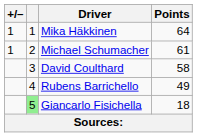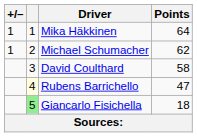(183, 50) 61 -> (183, 50) 62
(32, 86) no background -> (32, 86) lightyellow background
(183, 86) 49 -> (183, 86) 47
